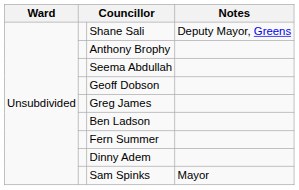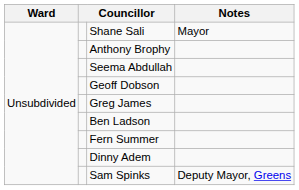(234, 31) Deputy Mayor, Greens -> (193, 31) Mayor
(193, 175) Mayor -> (234, 175) Deputy Mayor, Greens
